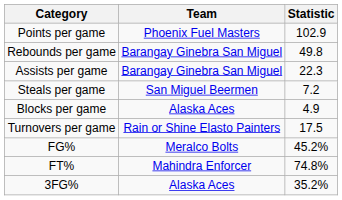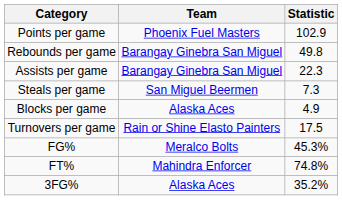(311, 90) 7.2 -> (311, 90) 7.3
(311, 147) 45.2% -> (311, 147) 45.3%
